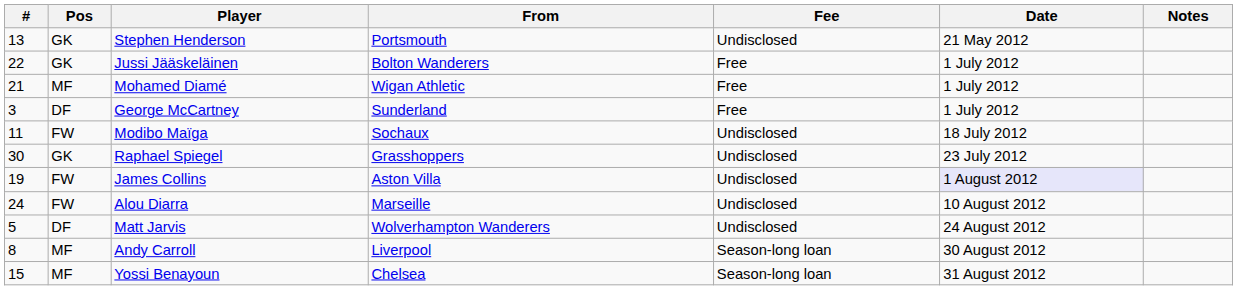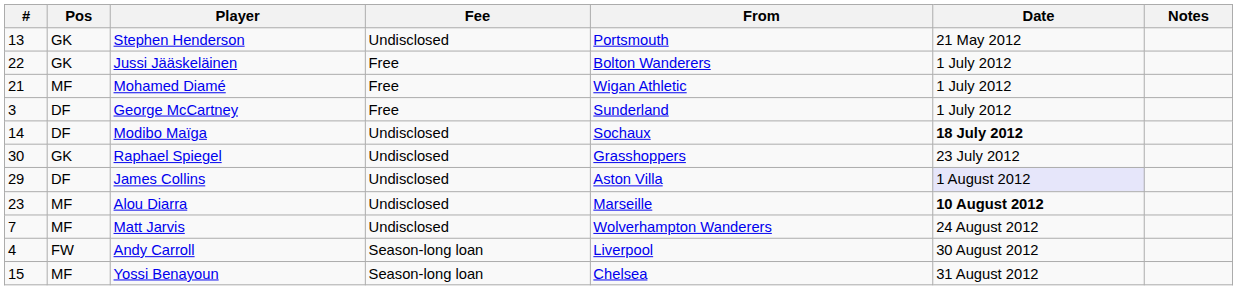columns swapped: (541, 16) <-> (827, 16)
(16, 133) 11 -> (16, 133) 14
(63, 133) FW -> (61, 133) DF
(985, 133) normal -> (980, 133) bold
(16, 180) 19 -> (16, 180) 29
(63, 180) FW -> (61, 180) DF
(16, 203) 24 -> (16, 203) 23
(63, 203) FW -> (62, 203) MF
(995, 203) normal -> (990, 203) bold
(12, 226) 5 -> (12, 226) 7
(61, 226) DF -> (62, 226) MF
(12, 250) 8 -> (12, 250) 4
(62, 250) MF -> (62, 250) FW
